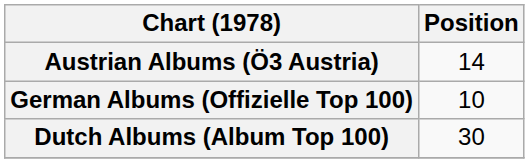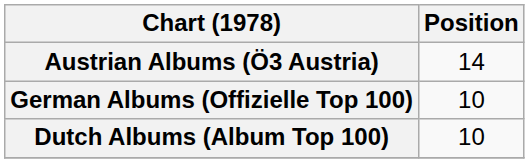(471, 137) 30 -> (471, 137) 10
